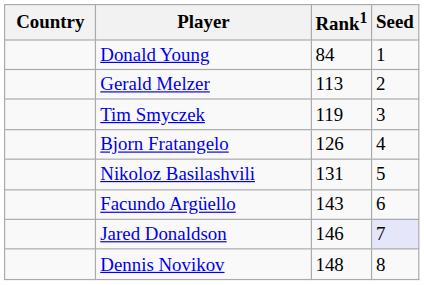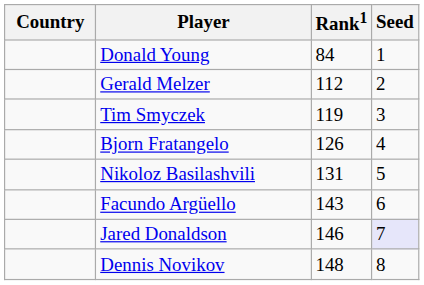(329, 84) 113 -> (329, 84) 112
